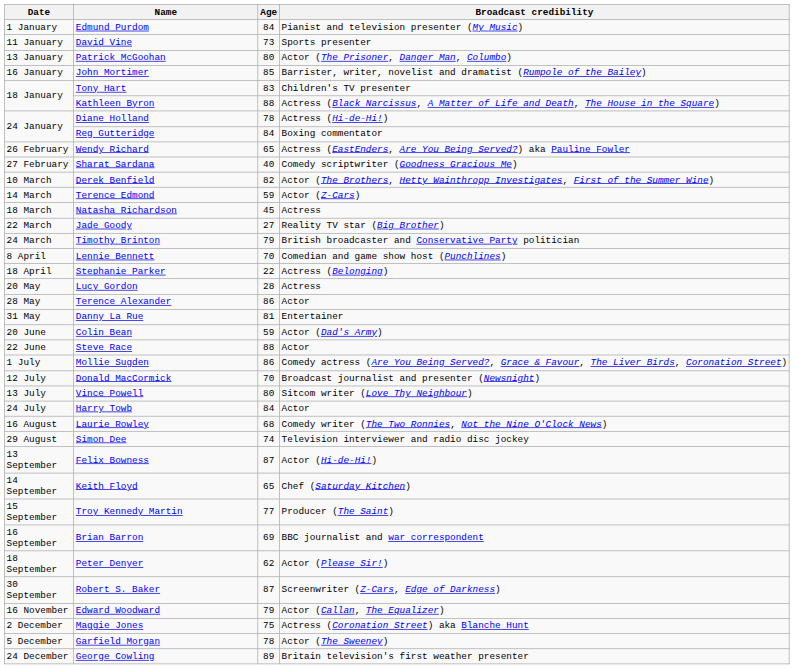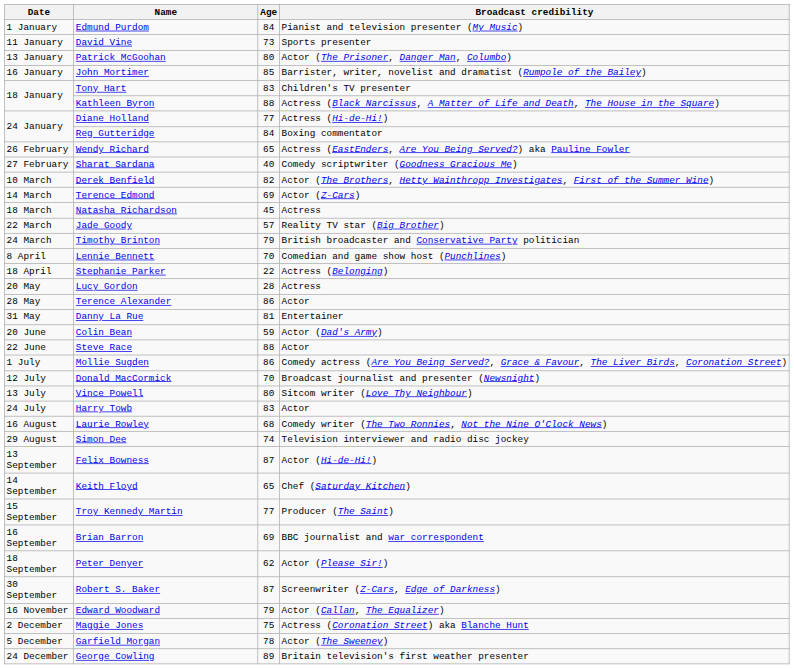(269, 119) 78 -> (269, 119) 77
(269, 195) 59 -> (269, 195) 69
(269, 226) 27 -> (269, 226) 57
(269, 409) 84 -> (269, 409) 83
